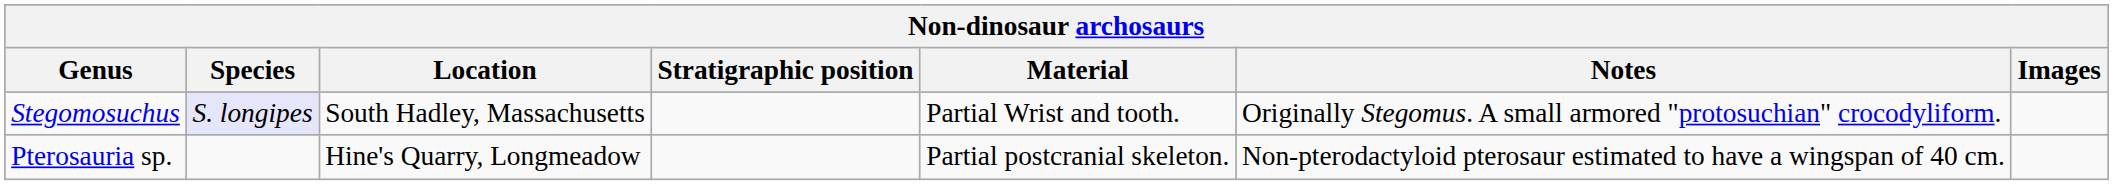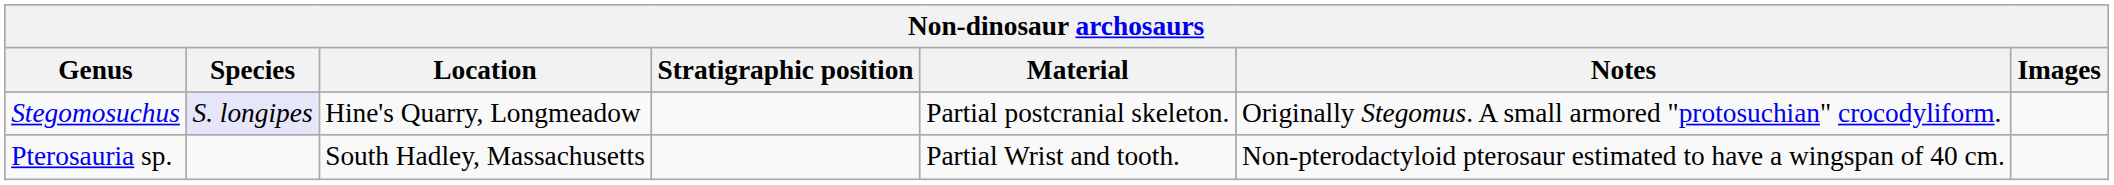(485, 112) South Hadley, Massachusetts -> (483, 112) Hine's Quarry, Longmeadow
(1053, 112) Partial Wrist and tooth. -> (1078, 112) Partial postcranial skeleton.
(483, 156) Hine's Quarry, Longmeadow -> (485, 156) South Hadley, Massachusetts
(1078, 156) Partial postcranial skeleton. -> (1053, 156) Partial Wrist and tooth.
